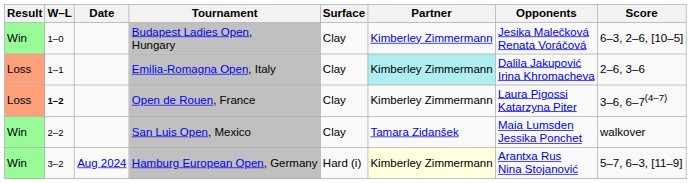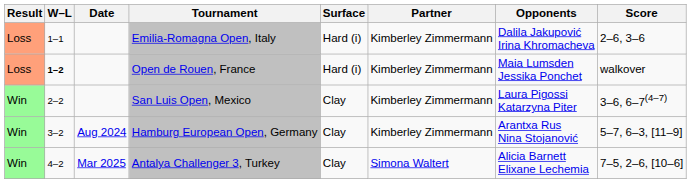- row: (192, 38)
(334, 69) Clay -> (342, 38) Hard (i)
(432, 69) paleturquoise background -> (432, 38) no background
(334, 100) Clay -> (342, 69) Hard (i)
(537, 100) Laura Pigossi Katarzyna Piter -> (540, 69) Maia Lumsden Jessika Ponchet
(634, 100) 3–6, 6–7(4–7) -> (623, 69) walkover
(415, 132) Tamara Zidanšek -> (432, 100) Kimberley Zimmermann
(540, 132) Maia Lumsden Jessika Ponchet -> (537, 100) Laura Pigossi Katarzyna Piter
(623, 132) walkover -> (634, 100) 3–6, 6–7(4–7)
(342, 163) Hard (i) -> (334, 132) Clay
(432, 163) lightyellow background -> (432, 132) no background
+ row: (206, 163)
